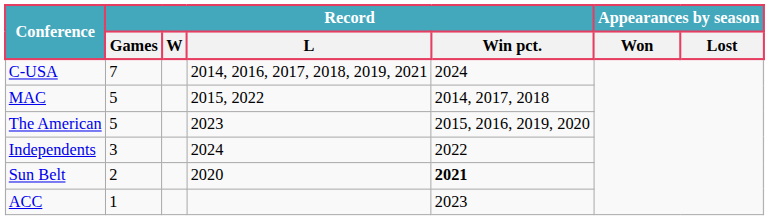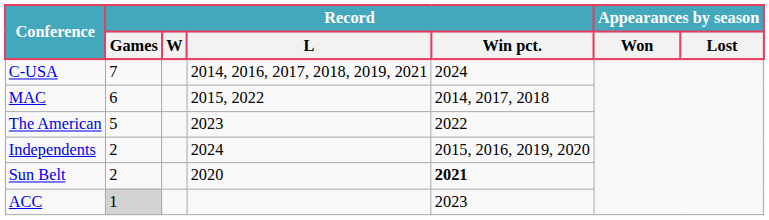(113, 98) 5 -> (113, 98) 6
(512, 124) 2015, 2016, 2019, 2020 -> (451, 124) 2022
(113, 149) 3 -> (113, 149) 2
(451, 149) 2022 -> (512, 149) 2015, 2016, 2019, 2020
(113, 201) no background -> (113, 201) lightgrey background
